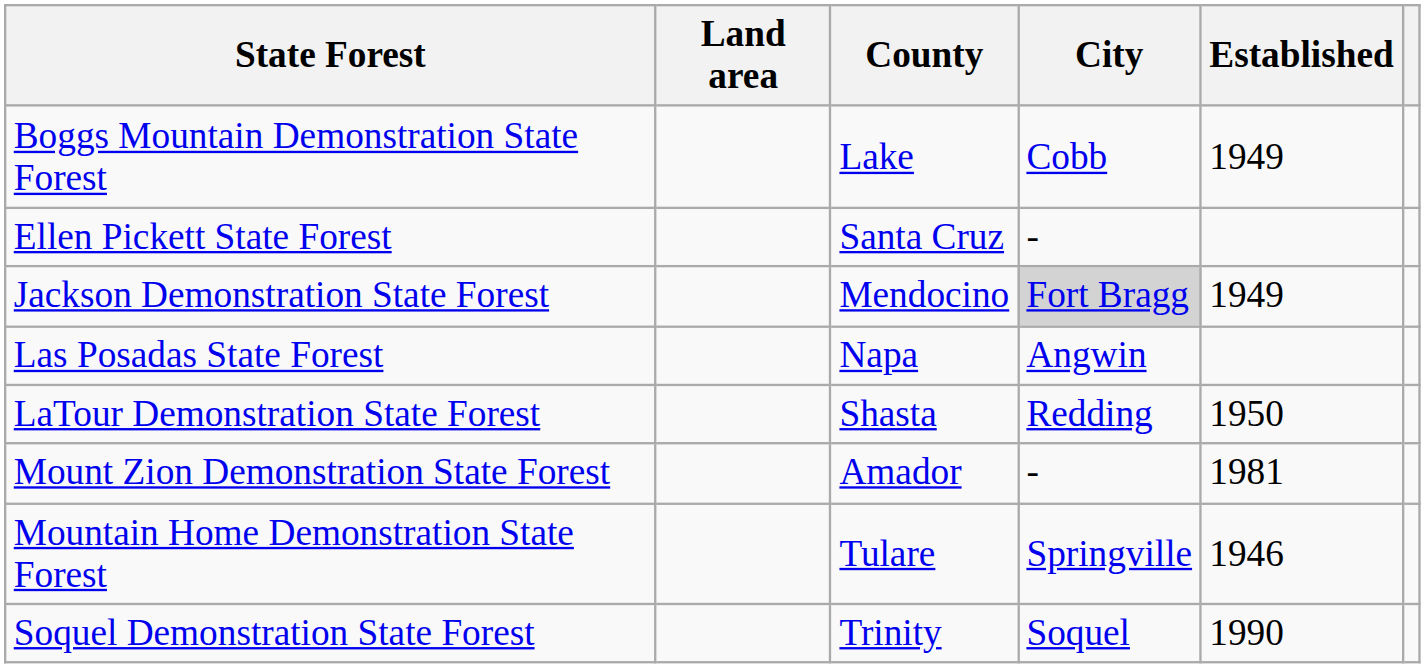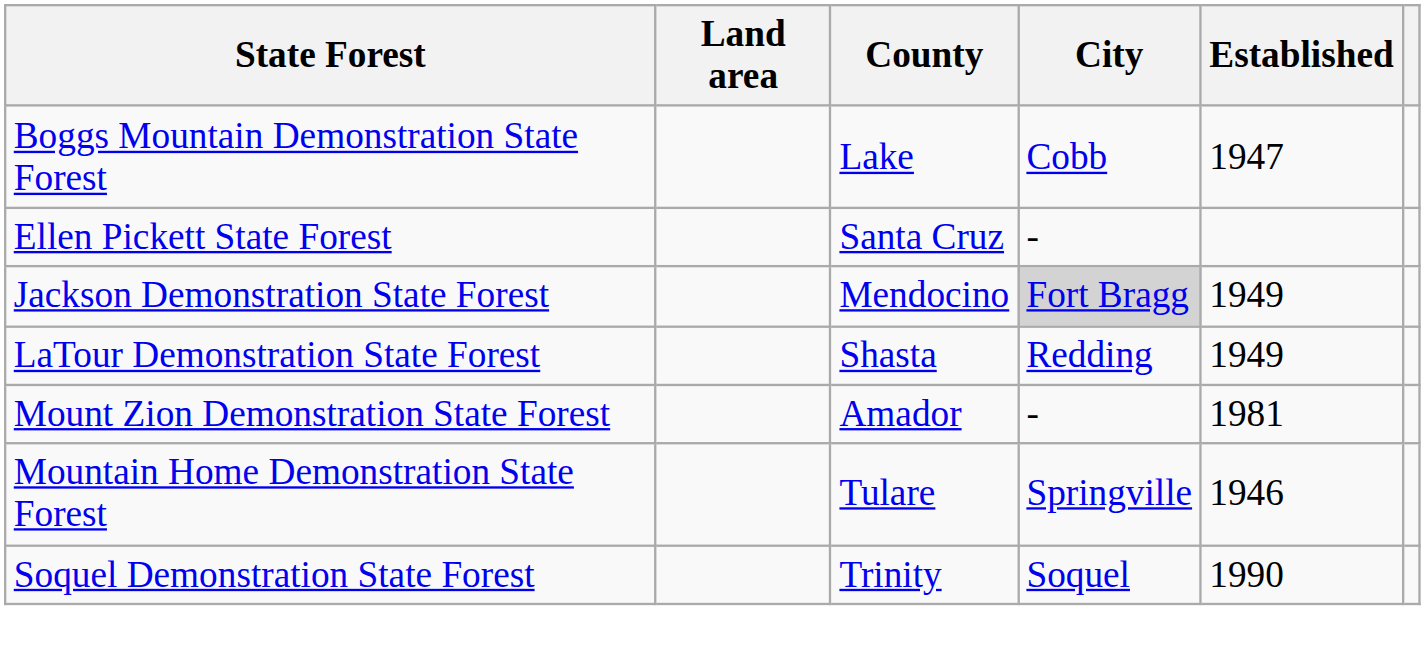(1247, 156) 1949 -> (1247, 156) 1947
- row: (199, 354)
(1247, 413) 1950 -> (1247, 354) 1949
